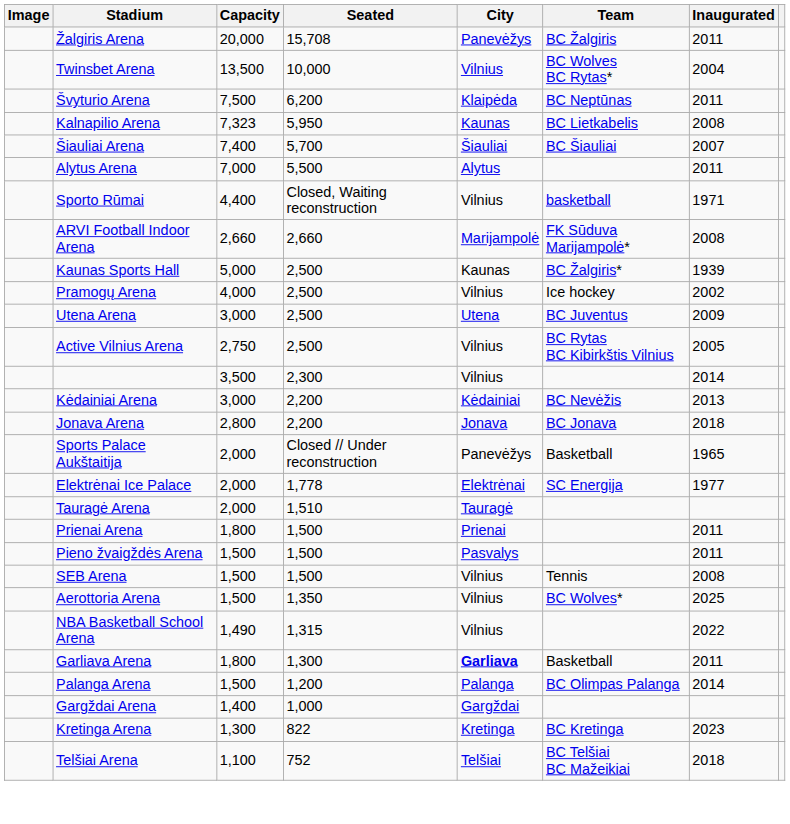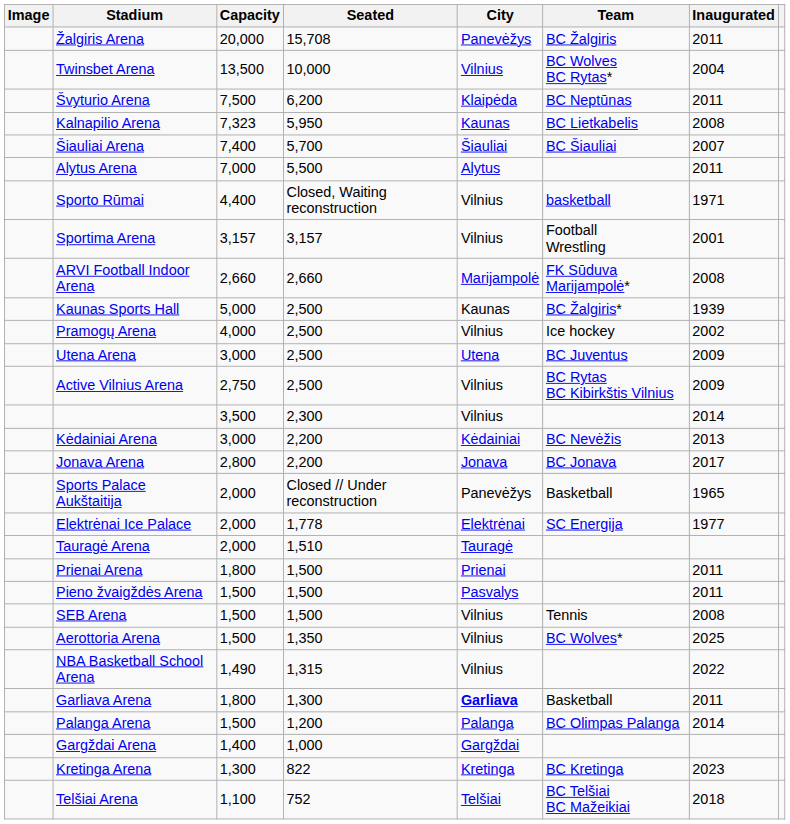+ row: (106, 239)
(708, 346) 2005 -> (708, 385) 2009
(708, 423) 2018 -> (708, 462) 2017
